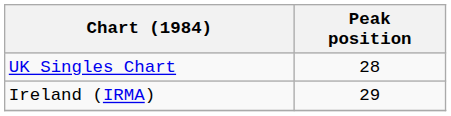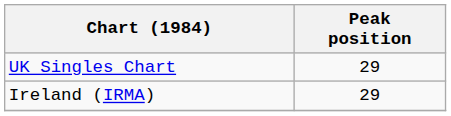(370, 67) 28 -> (370, 67) 29
